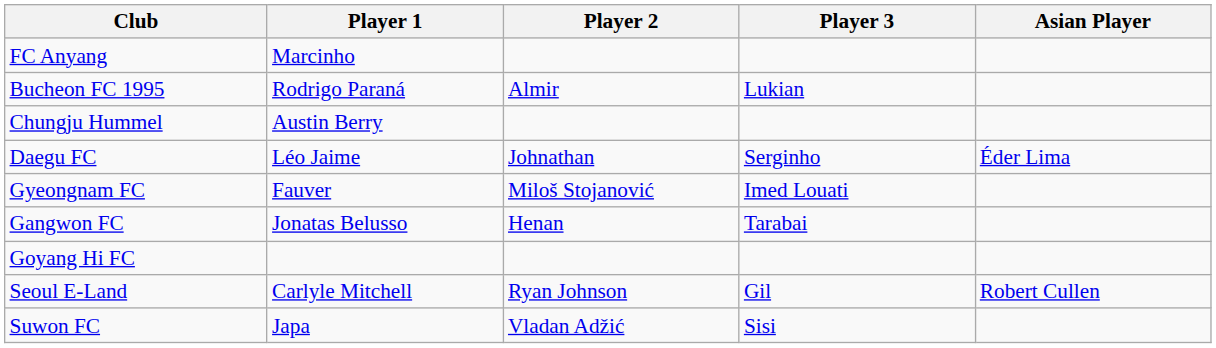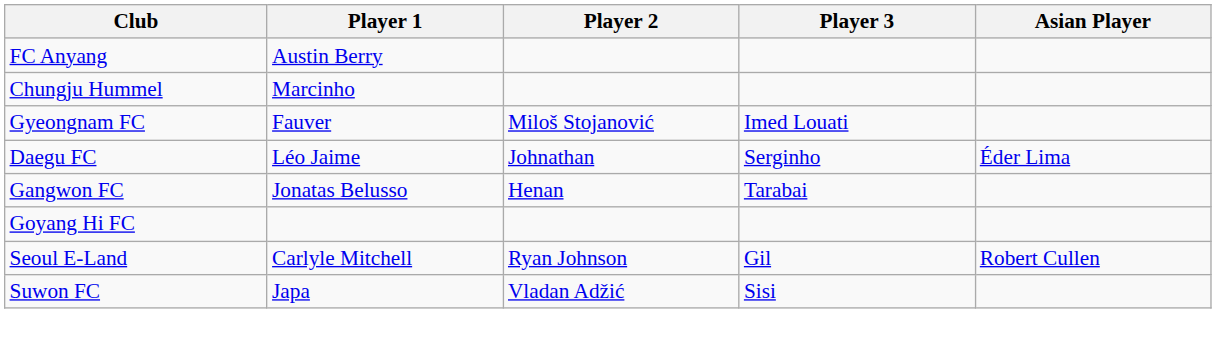(313, 55) Marcinho -> (327, 55) Austin Berry
- row: (87, 88)
(327, 122) Austin Berry -> (313, 88) Marcinho
rows swapped: (53, 156) <-> (77, 190)
